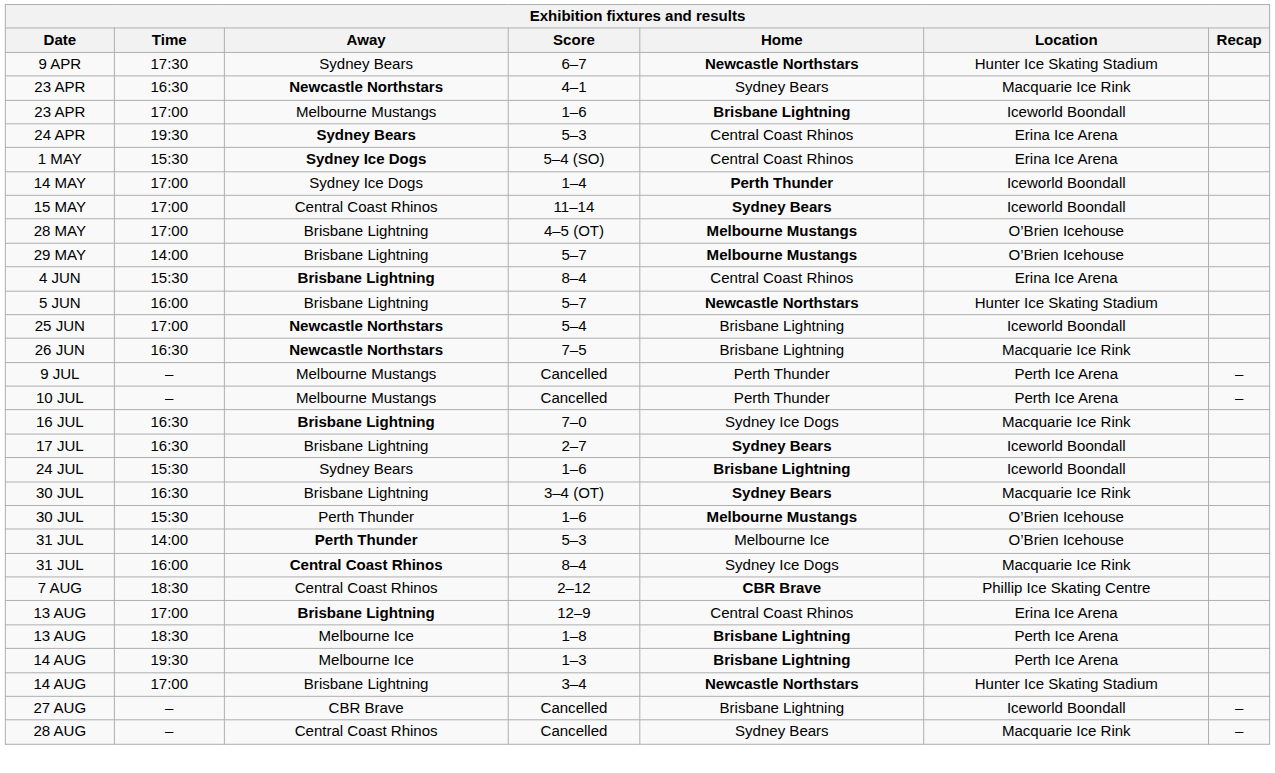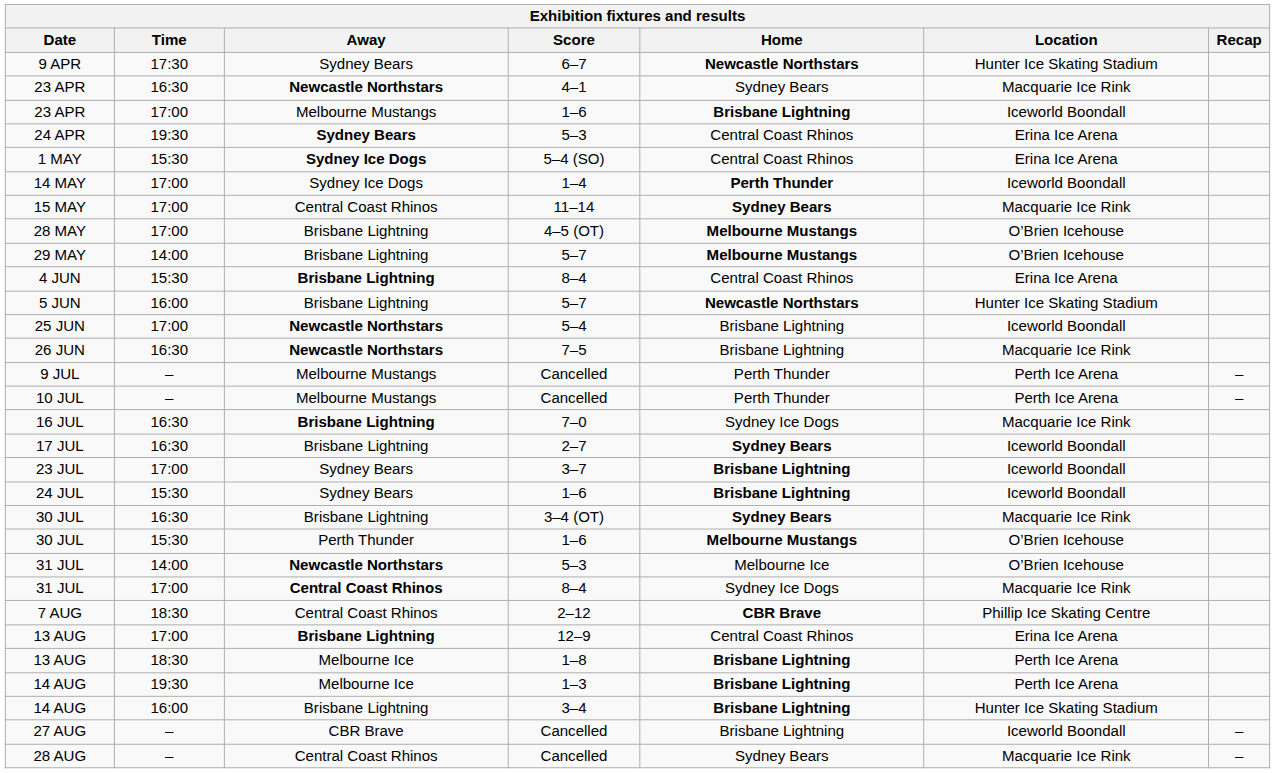(1066, 207) Iceworld Boondall -> (1066, 207) Macquarie Ice Rink
+ row: (60, 469)
(366, 541) Perth Thunder -> (366, 565) Newcastle Northstars
(169, 565) 16:00 -> (169, 588) 17:00
(169, 684) 17:00 -> (169, 708) 16:00
(782, 684) Newcastle Northstars -> (782, 708) Brisbane Lightning
